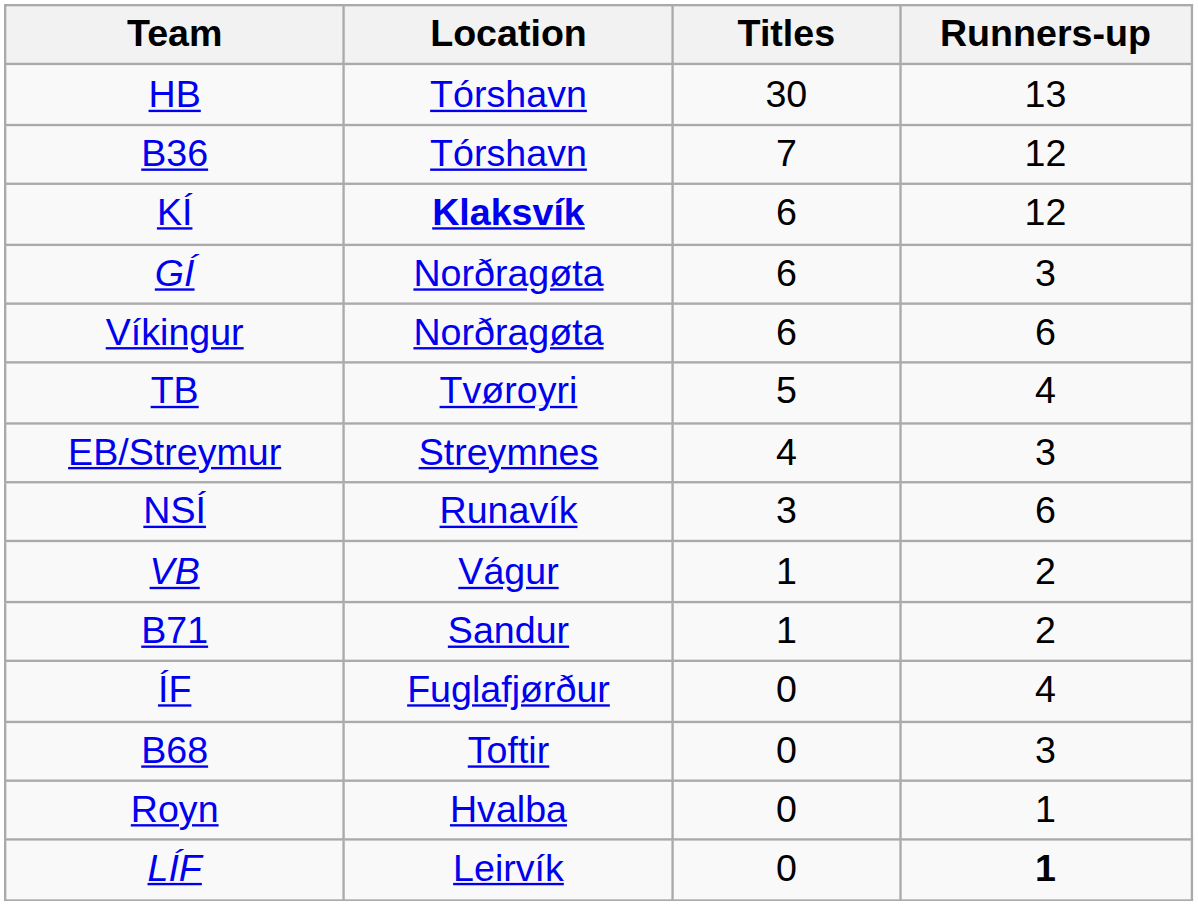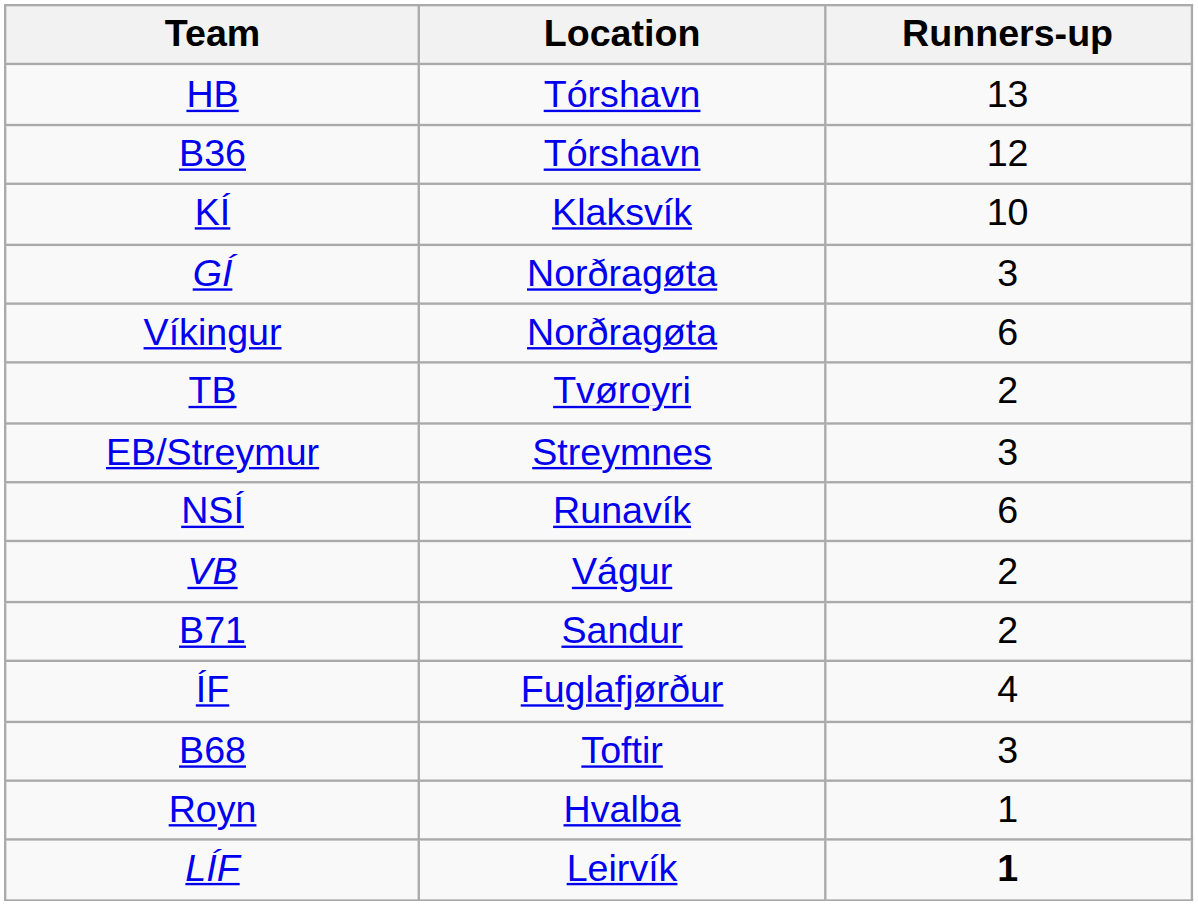- column: (786, 34)
(508, 213) bold -> (622, 213) normal
(1045, 213) 12 -> (1008, 213) 10
(1045, 392) 4 -> (1008, 392) 2
